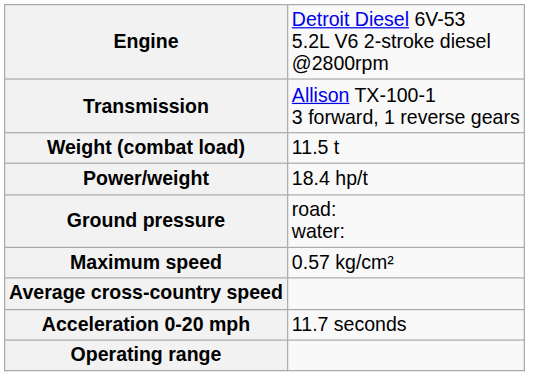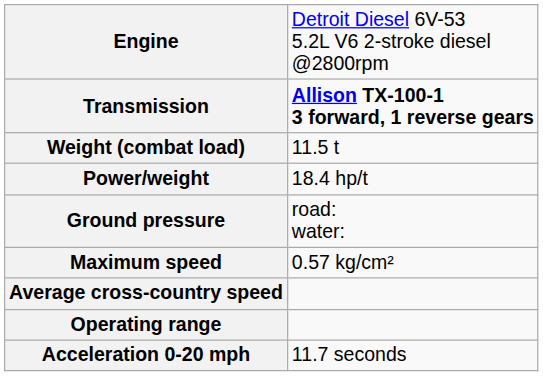(406, 105) normal -> (413, 105) bold
rows swapped: (146, 324) <-> (146, 355)
